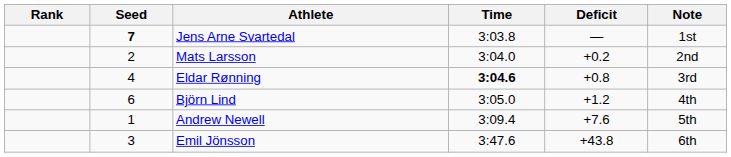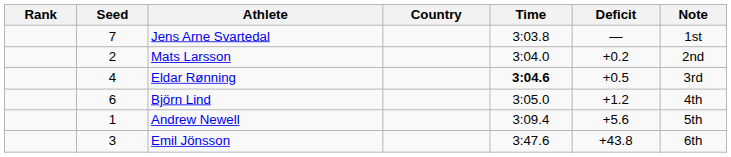+ column: (436, 15)
(131, 36) bold -> (112, 36) normal
(597, 78) +0.8 -> (616, 78) +0.5
(597, 120) +7.6 -> (616, 120) +5.6
